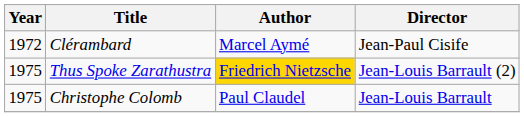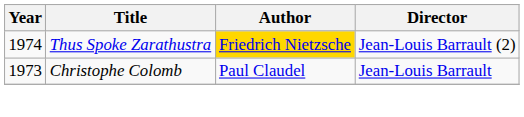- row: (91, 44)
(25, 71) 1975 -> (25, 44) 1974
(25, 97) 1975 -> (25, 71) 1973
